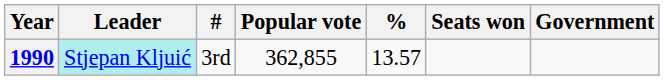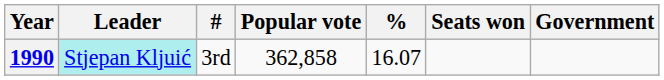(301, 57) 362,855 -> (301, 57) 362,858
(396, 57) 13.57 -> (396, 57) 16.07
